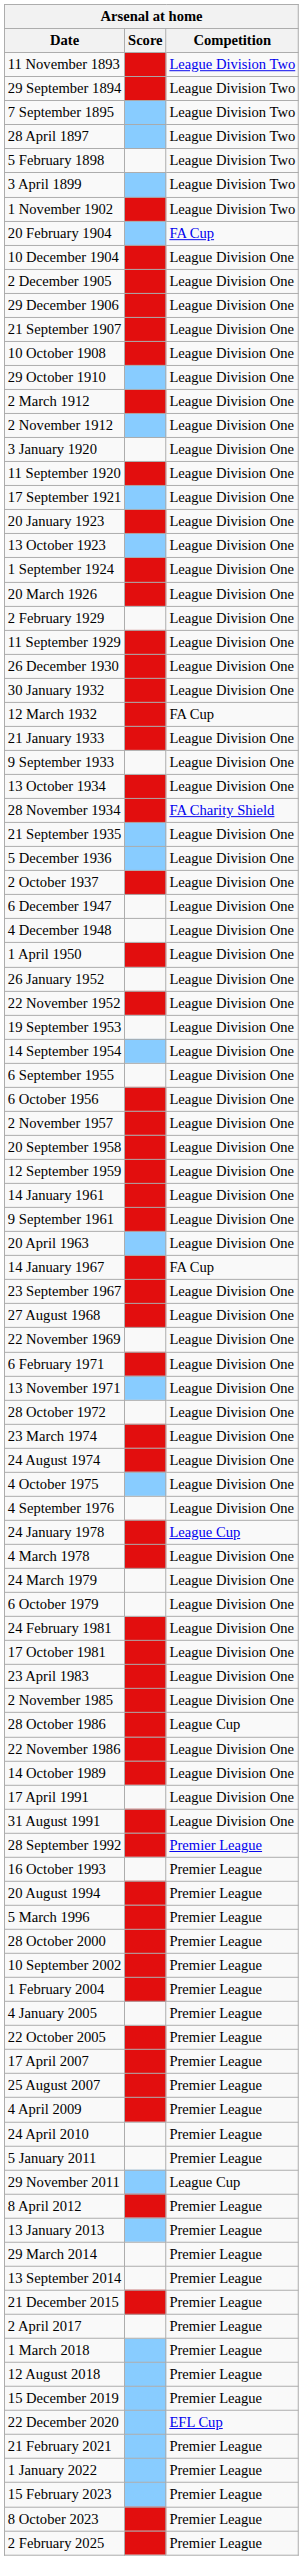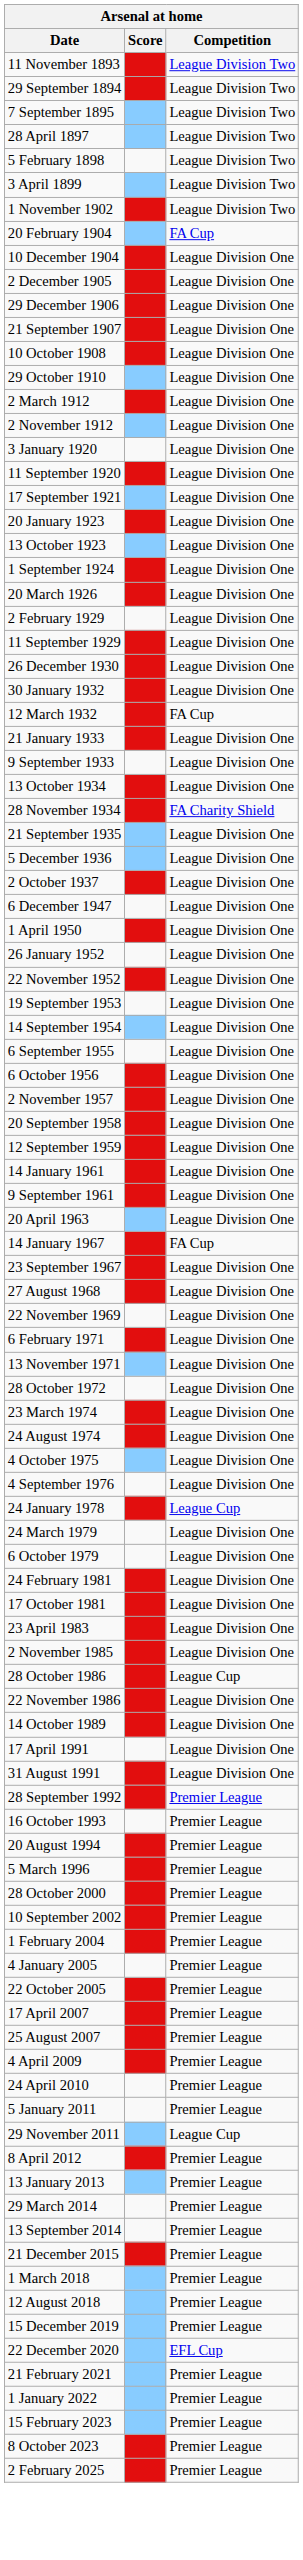- row: (60, 930)
- row: (49, 1556)
- row: (45, 2326)
